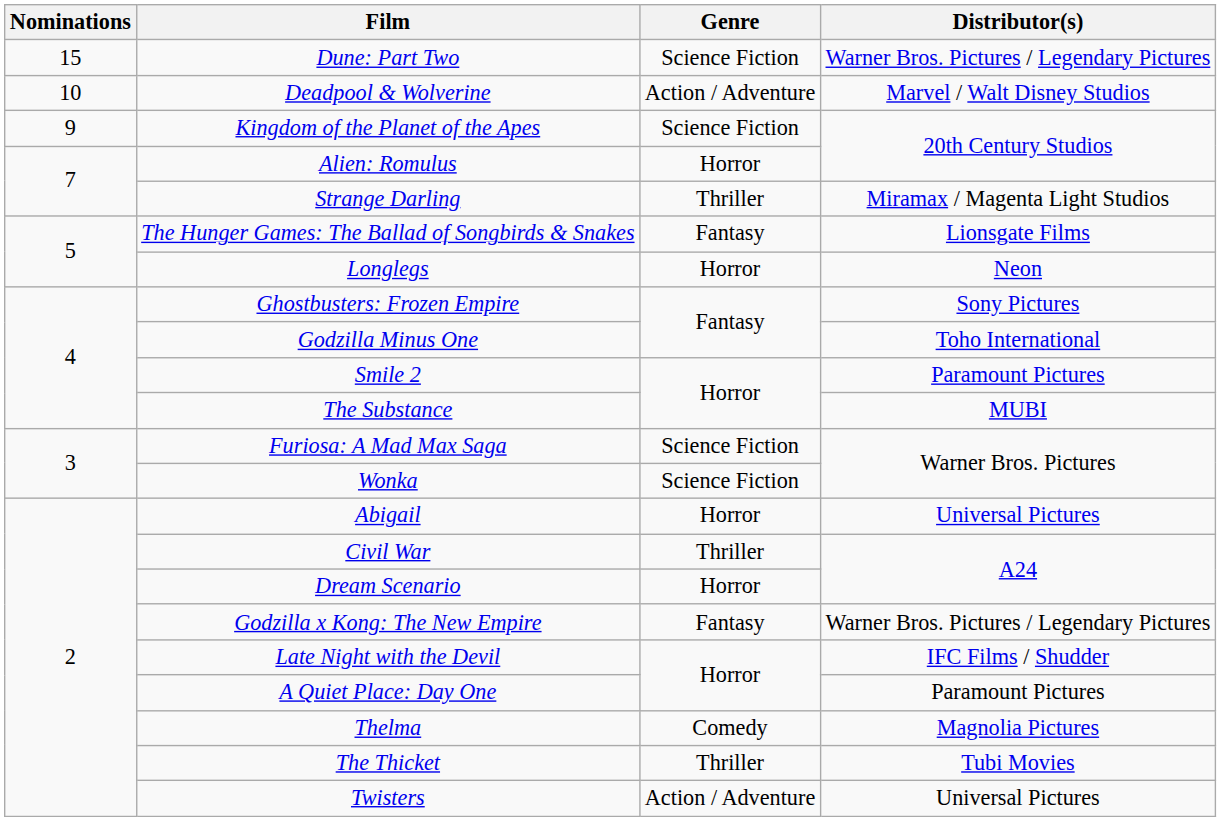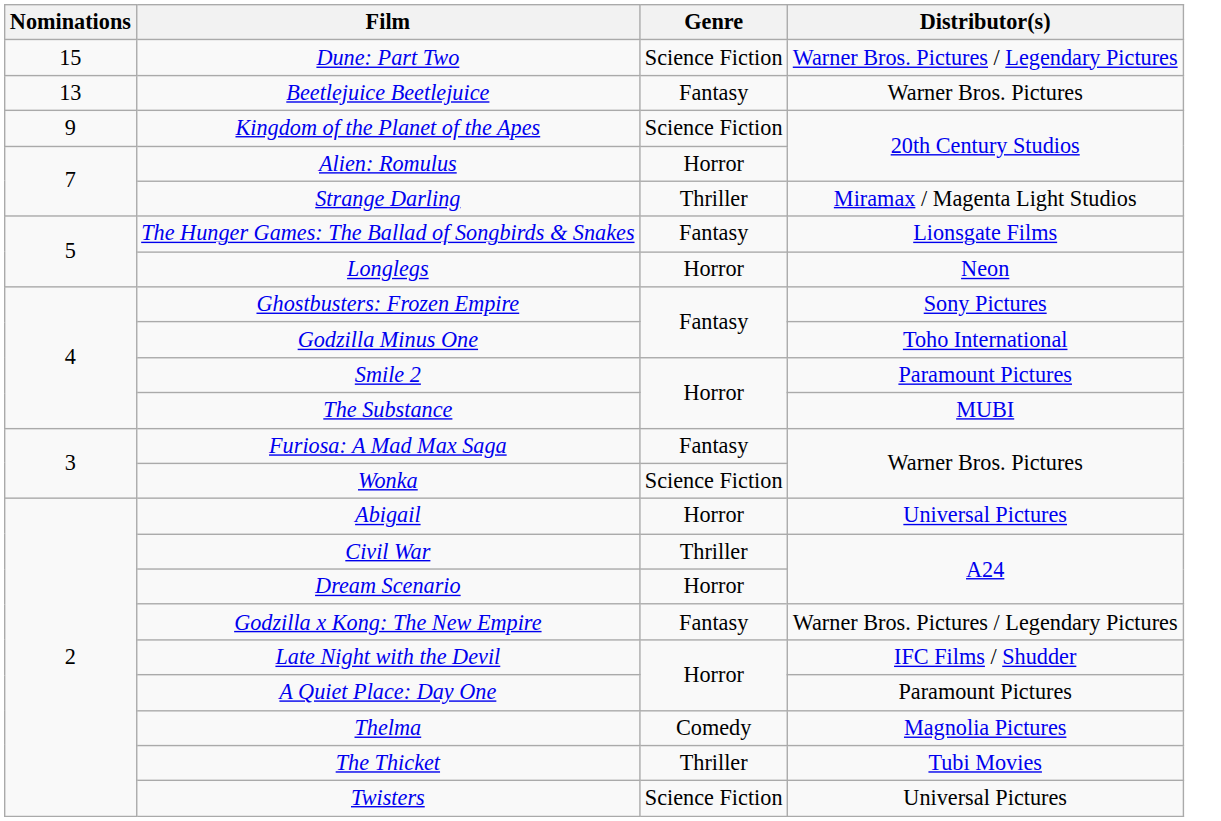+ row: (388, 92)
- row: (388, 92)
(730, 445) Science Fiction -> (714, 445) Fantasy
(730, 798) Action / Adventure -> (714, 798) Science Fiction
